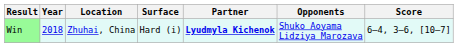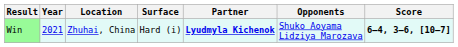(53, 31) 2018 -> (53, 31) 2021
(409, 31) normal -> (409, 31) bold
